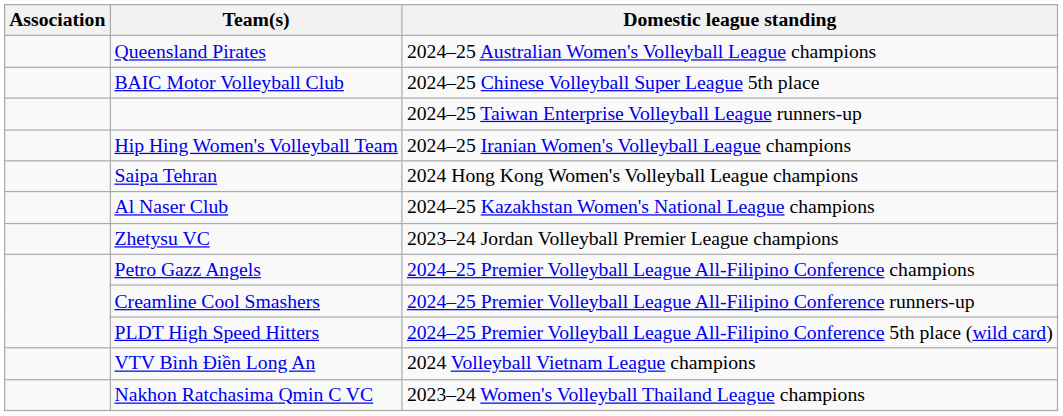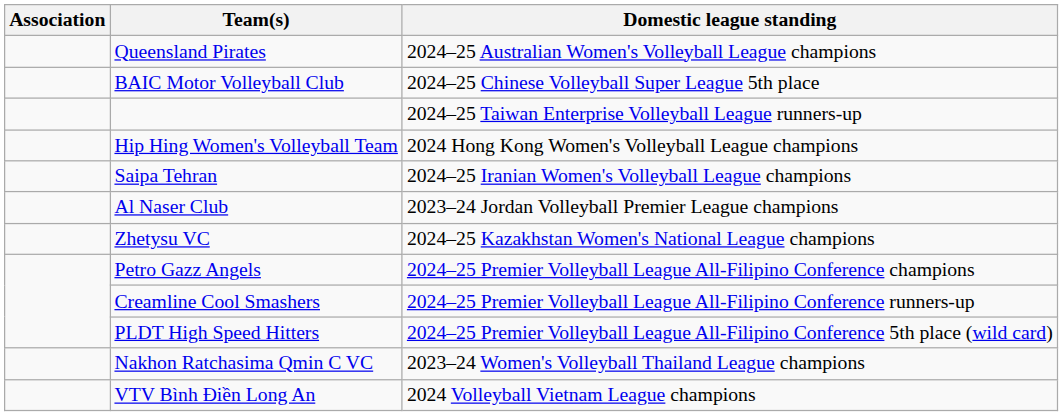(629, 144) 2024–25 Iranian Women's Volleyball League champions -> (633, 144) 2024 Hong Kong Women's Volleyball League champions
(633, 176) 2024 Hong Kong Women's Volleyball League champions -> (629, 176) 2024–25 Iranian Women's Volleyball League champions
(641, 207) 2024–25 Kazakhstan Women's National League champions -> (623, 207) 2023–24 Jordan Volleyball Premier League champions
(623, 238) 2023–24 Jordan Volleyball Premier League champions -> (641, 238) 2024–25 Kazakhstan Women's National League champions
rows swapped: (244, 394) <-> (215, 363)
